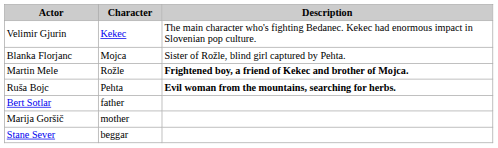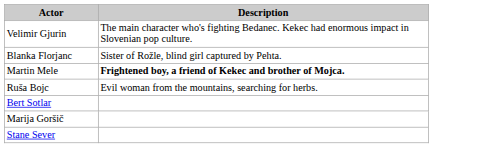- column: (130, 12)
(280, 87) bold -> (209, 87) normal
